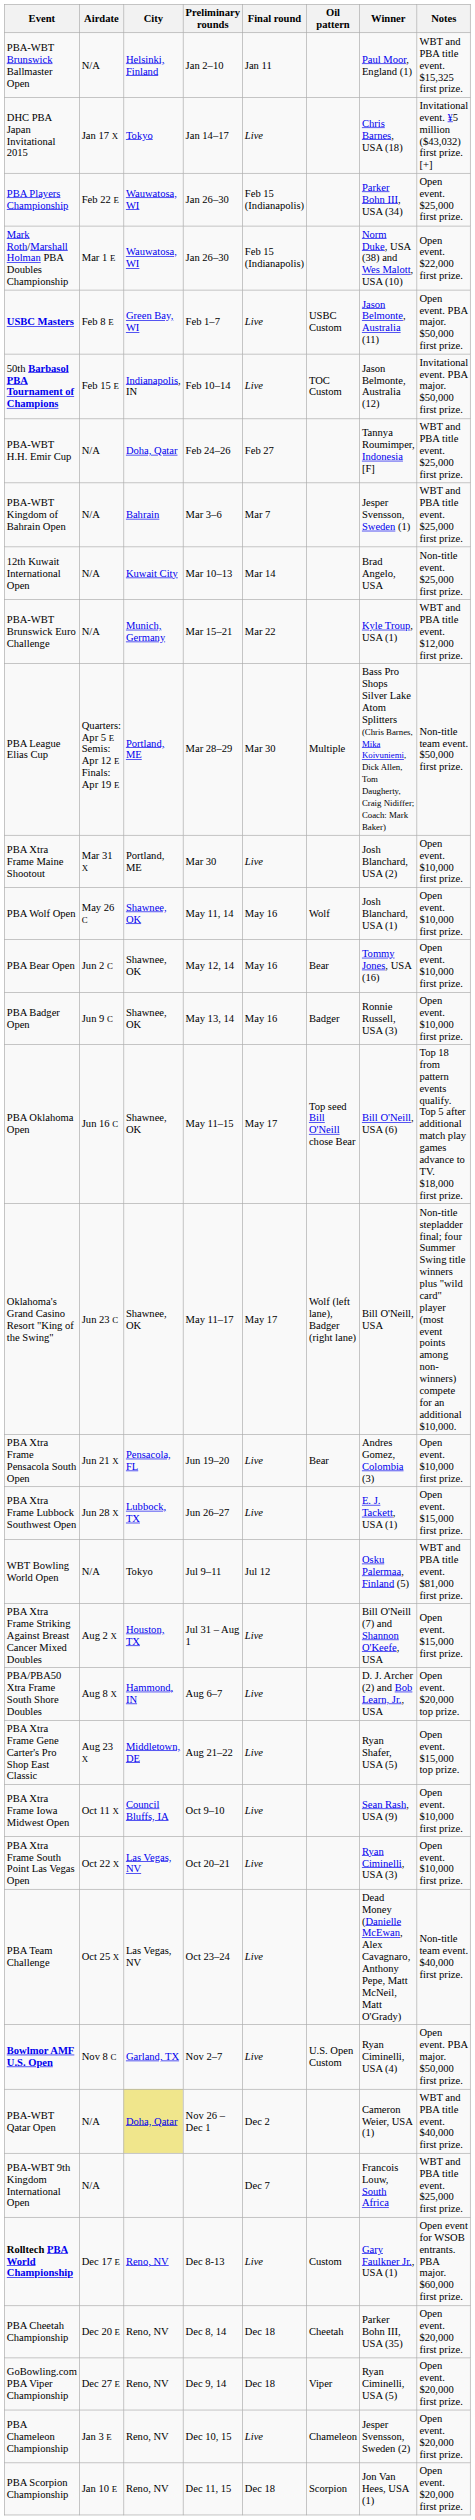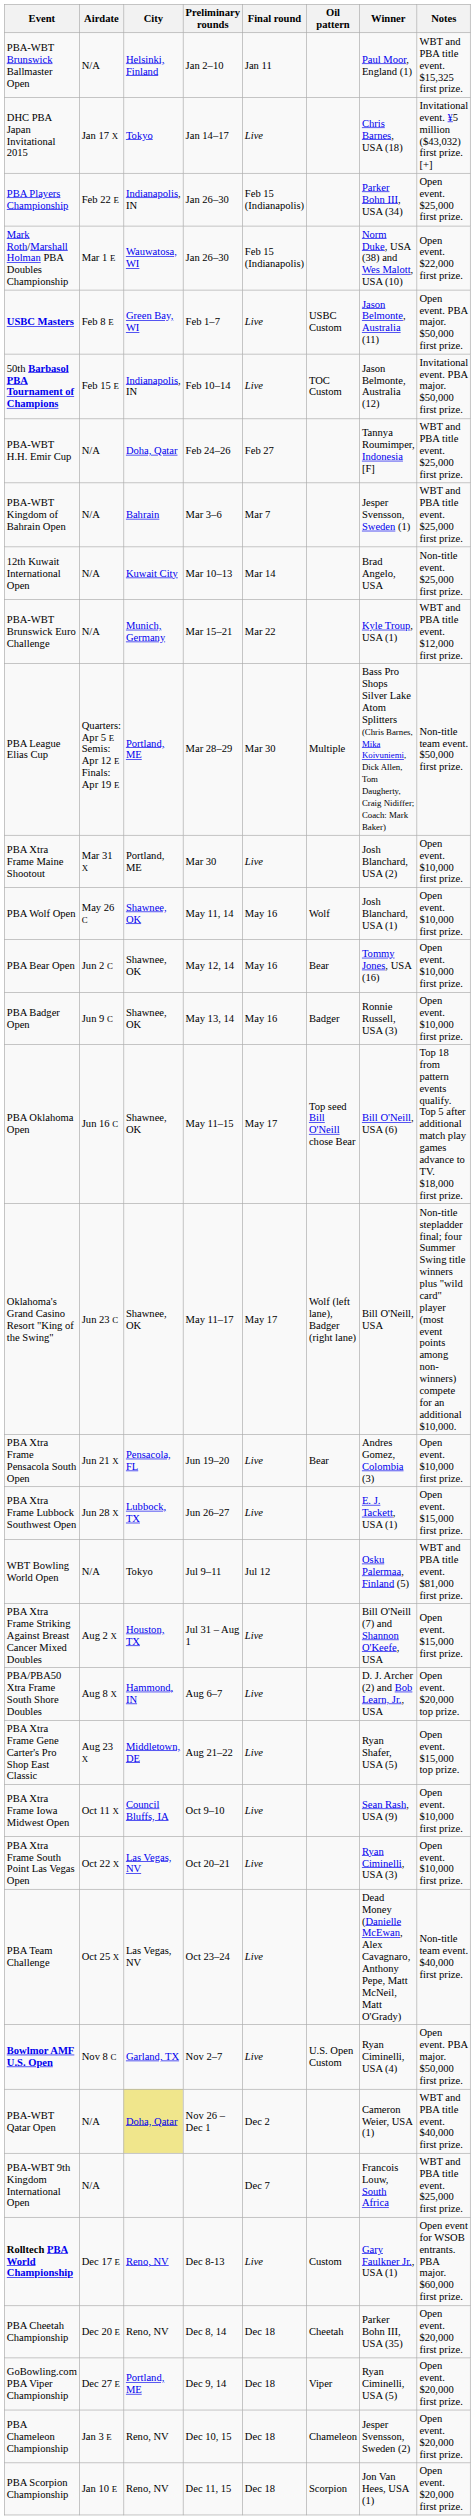(151, 199) Wauwatosa, WI -> (153, 199) Indianapolis, IN
(147, 2384) Reno, NV -> (145, 2384) Portland, ME
(254, 2436) Live -> (260, 2436) Dec 18
